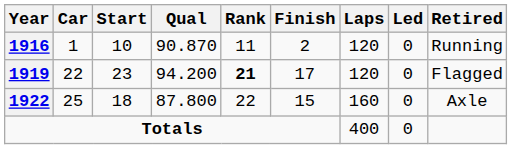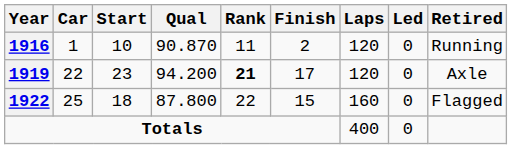(467, 74) Flagged -> (467, 74) Axle
(467, 102) Axle -> (467, 102) Flagged
